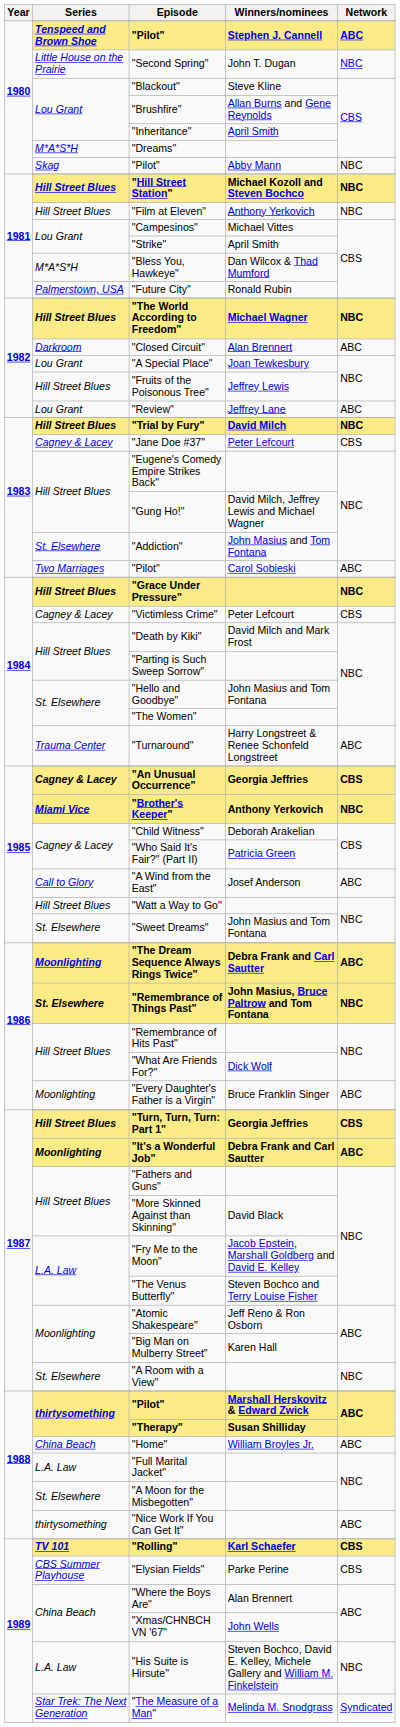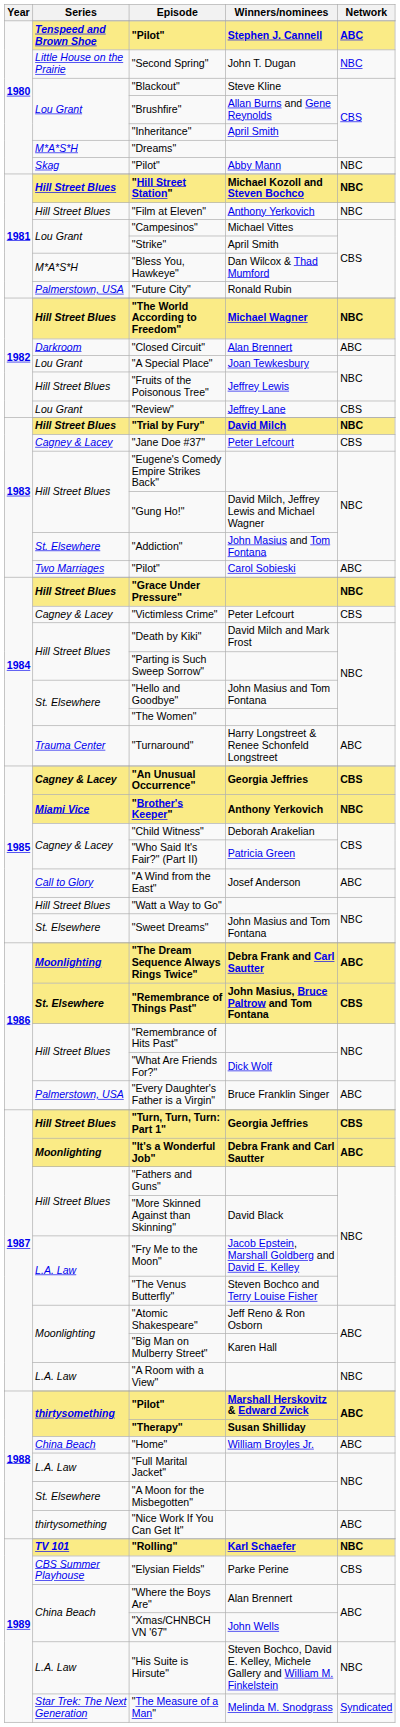(351, 409) ABC -> (351, 409) CBS
(352, 1003) NBC -> (351, 1003) CBS
(65, 1095) Moonlighting -> (79, 1095) Palmerstown, USA
(68, 1376) St. Elsewhere -> (56, 1376) L.A. Law
(351, 1547) CBS -> (352, 1547) NBC
